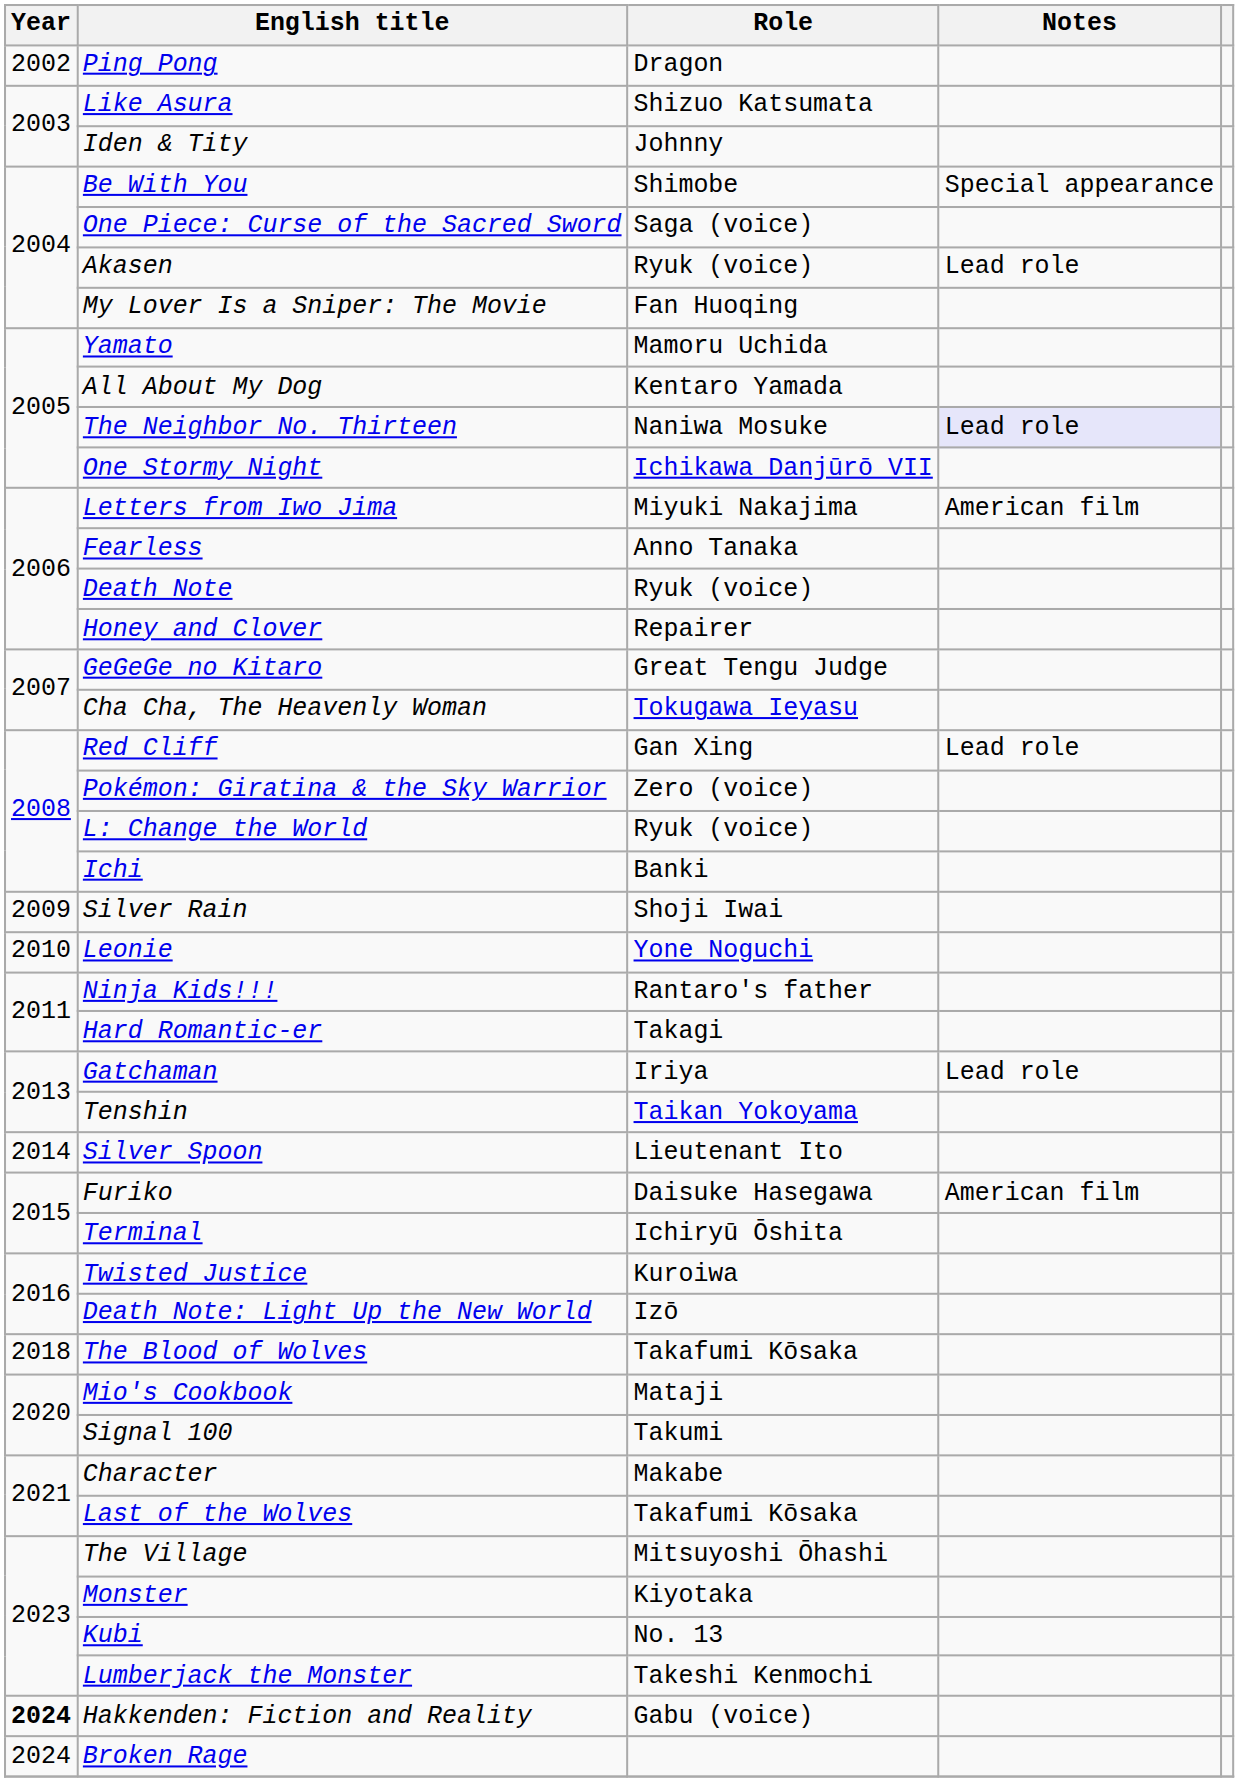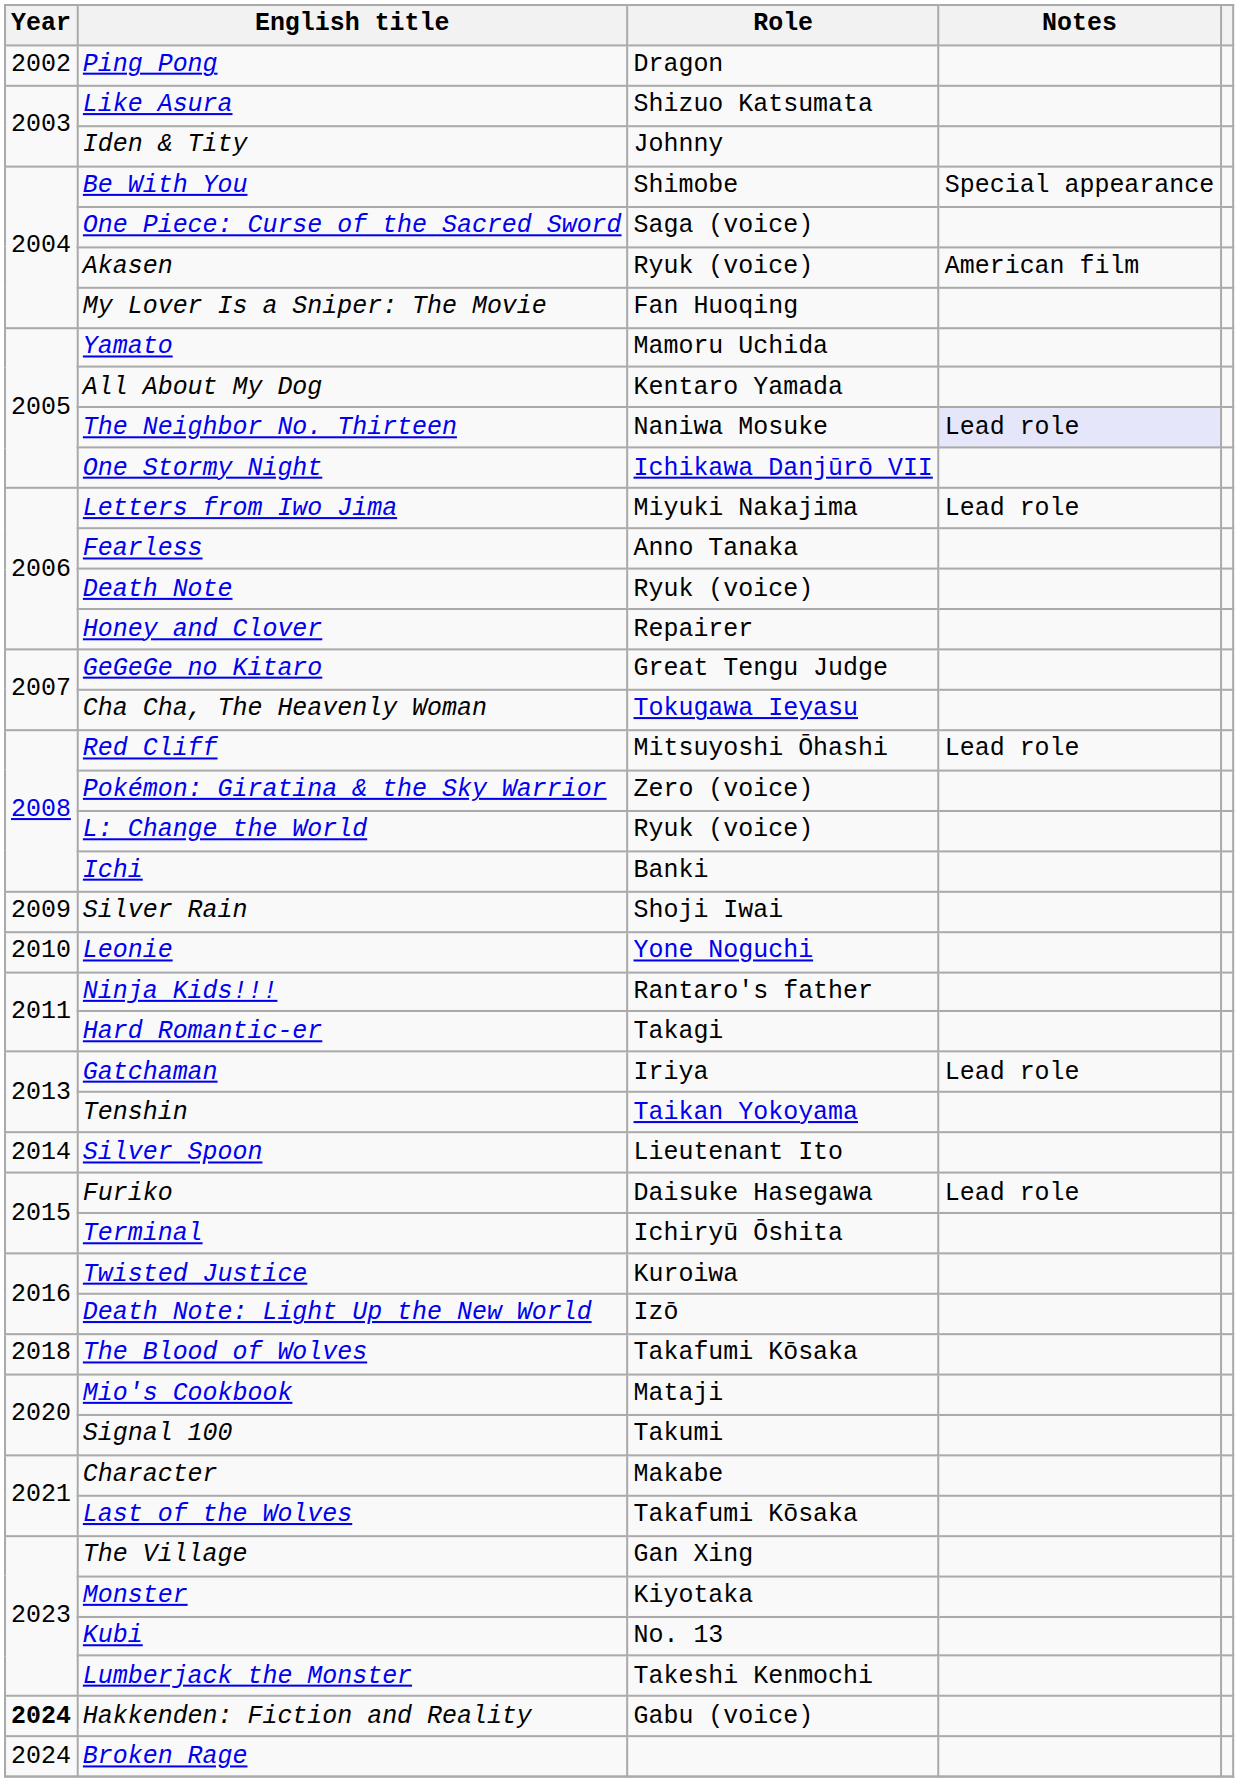(1012, 267) Lead role -> (1042, 267) American film
(1042, 509) American film -> (1012, 509) Lead role
(693, 750) Gan Xing -> (761, 750) Mitsuyoshi Ōhashi
(1042, 1193) American film -> (1012, 1193) Lead role
(761, 1556) Mitsuyoshi Ōhashi -> (693, 1556) Gan Xing
